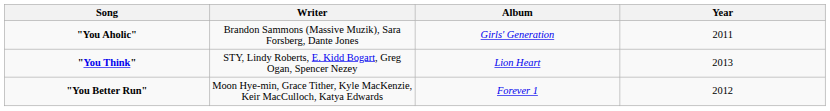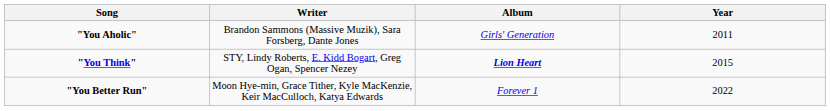(517, 63) normal -> (517, 63) bold
(723, 63) 2013 -> (723, 63) 2015
(723, 91) 2012 -> (723, 91) 2022
